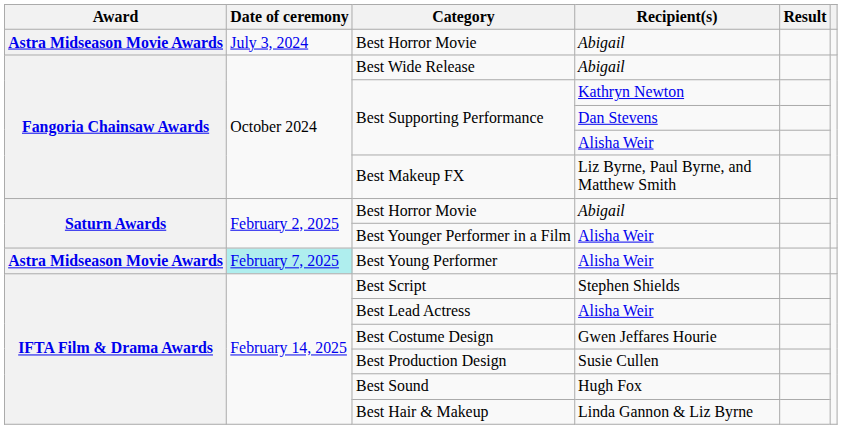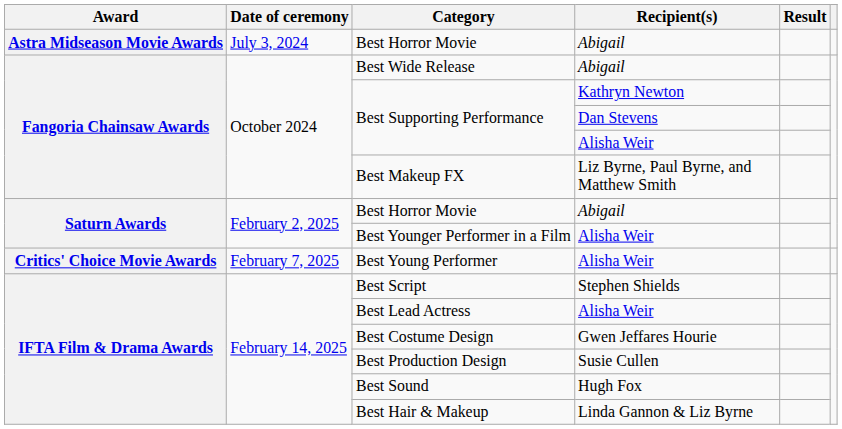(116, 260) Astra Midseason Movie Awards -> (116, 260) Critics' Choice Movie Awards
(285, 260) paleturquoise background -> (285, 260) no background
